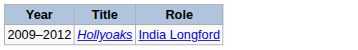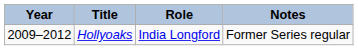+ column: (288, 15)
